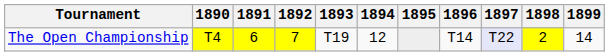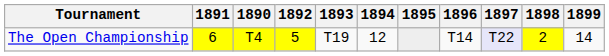columns swapped: (213, 16) <-> (254, 16)
(295, 40) 7 -> (295, 40) 5
